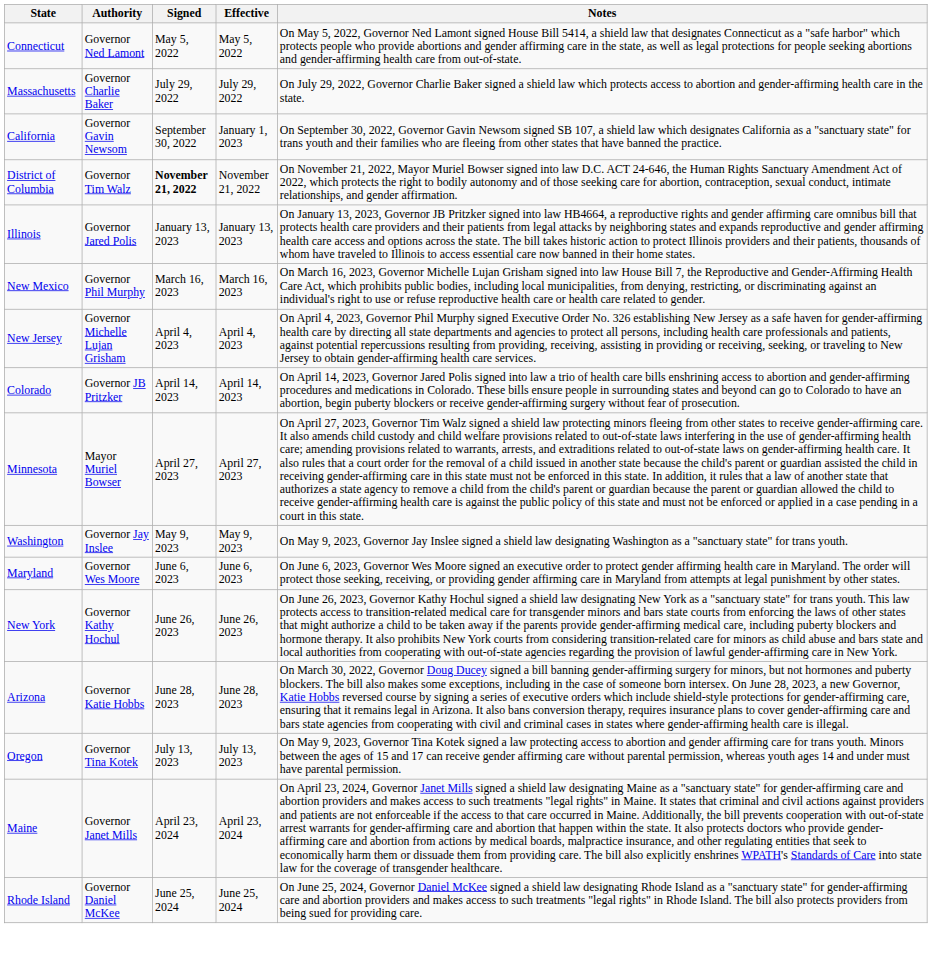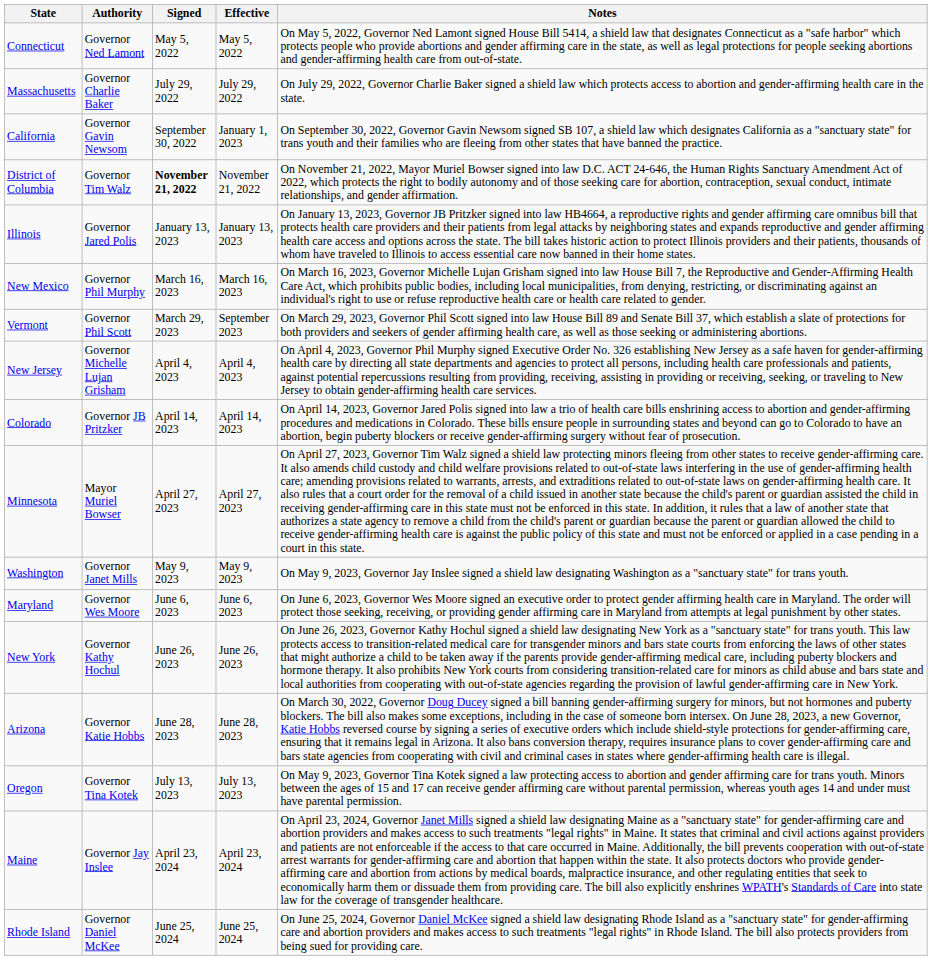+ row: (27, 325)
(117, 541) Governor Jay Inslee -> (111, 573) Governor Janet Mills
(111, 828) Governor Janet Mills -> (117, 860) Governor Jay Inslee
